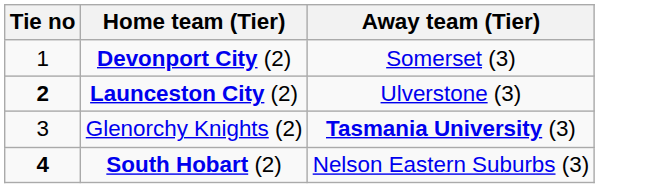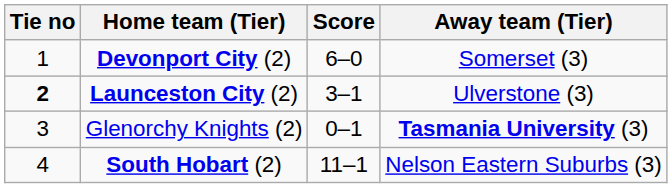+ column: (344, 22)
(43, 164) bold -> (43, 164) normal
